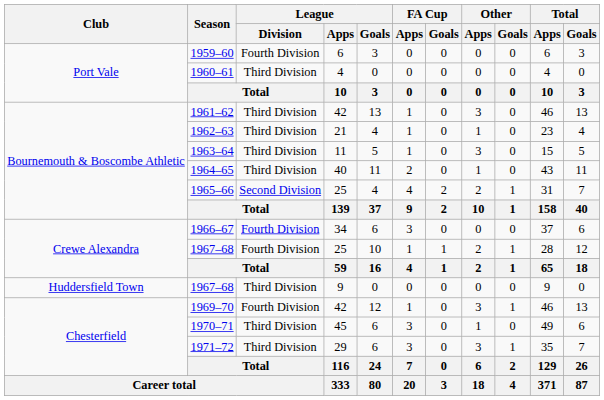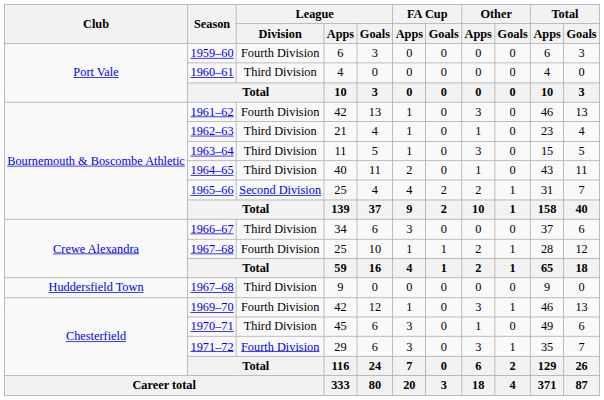(280, 111) Third Division -> (280, 111) Fourth Division
(280, 229) Fourth Division -> (280, 229) Third Division
(280, 346) Third Division -> (280, 346) Fourth Division
